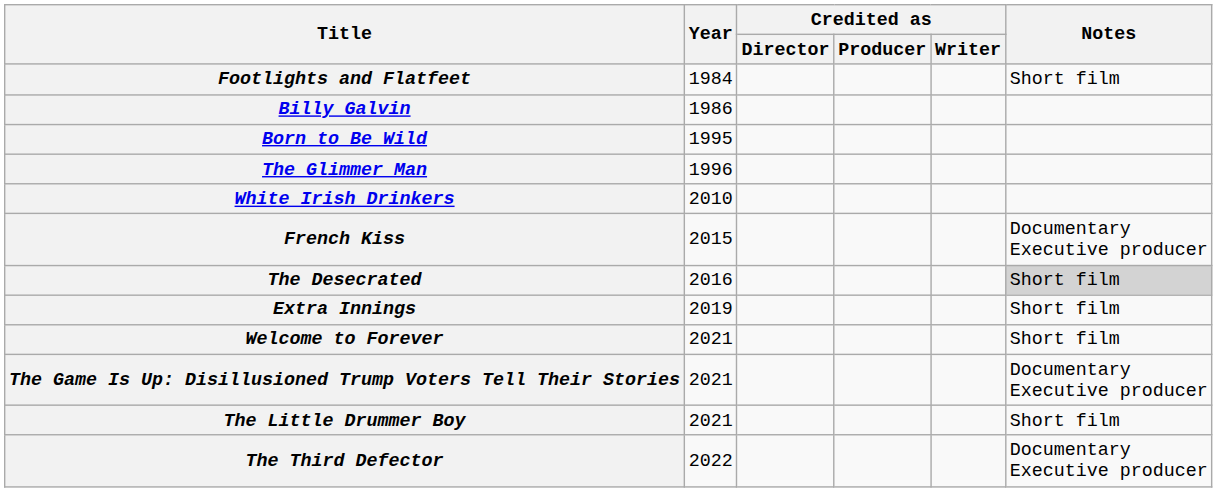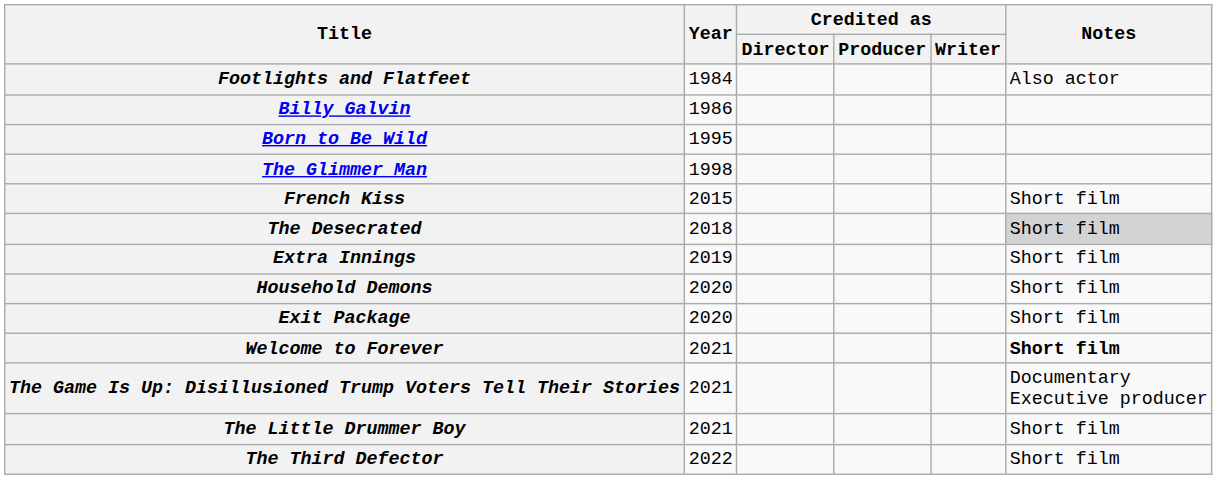(1065, 79) Short film -> (1065, 79) Also actor
(711, 169) 1996 -> (711, 169) 1998
- row: (345, 199)
(1109, 239) Documentary Executive producer -> (1065, 199) Short film
(711, 280) 2016 -> (711, 229) 2018
+ row: (345, 289)
+ row: (345, 318)
(1065, 340) normal -> (1065, 348) bold
(1109, 461) Documentary Executive producer -> (1065, 459) Short film
